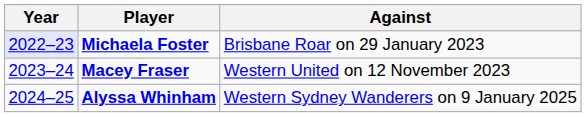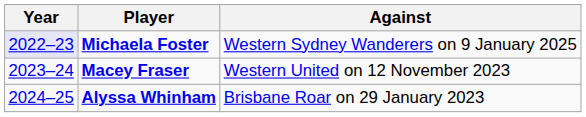(354, 44) Brisbane Roar on 29 January 2023 -> (400, 44) Western Sydney Wanderers on 9 January 2025
(400, 97) Western Sydney Wanderers on 9 January 2025 -> (354, 97) Brisbane Roar on 29 January 2023
